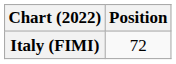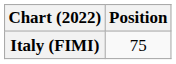(138, 44) 72 -> (138, 44) 75
